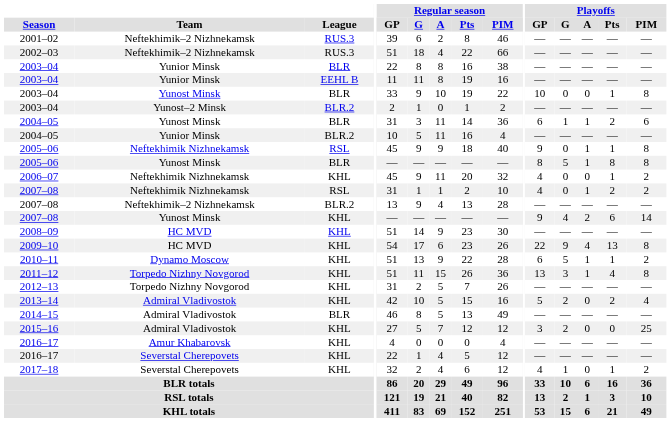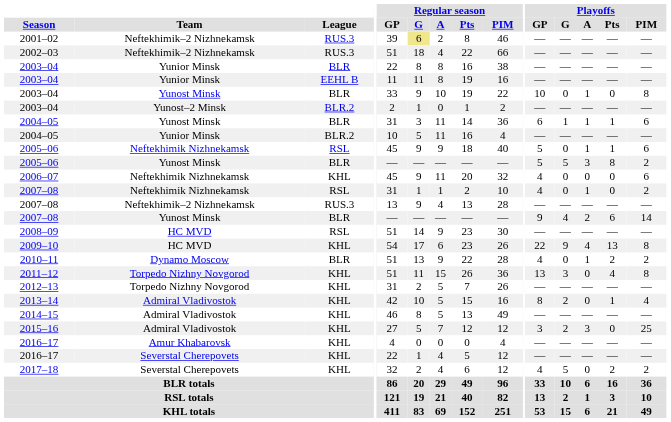(419, 38) no background -> (419, 38) khaki background
(587, 93) 0 -> (587, 93) 1
(612, 93) 1 -> (612, 93) 0
(612, 121) 2 -> (612, 121) 1
(540, 149) 9 -> (540, 149) 5
(646, 149) 8 -> (646, 149) 6
(540, 162) 8 -> (540, 162) 5
(587, 162) 1 -> (587, 162) 3
(646, 162) 8 -> (646, 162) 2
(612, 176) 1 -> (612, 176) 0
(646, 176) 2 -> (646, 176) 6
(612, 190) 2 -> (612, 190) 0
(339, 204) BLR.2 -> (339, 204) RUS.3
(339, 218) KHL -> (339, 218) BLR
(339, 231) KHL -> (339, 231) RSL
(339, 259) KHL -> (339, 259) BLR
(540, 259) 6 -> (540, 259) 4
(565, 259) 5 -> (565, 259) 0
(612, 259) 1 -> (612, 259) 2
(587, 273) 1 -> (587, 273) 0
(540, 300) 5 -> (540, 300) 8
(612, 300) 2 -> (612, 300) 1
(339, 314) BLR -> (339, 314) KHL
(587, 328) 0 -> (587, 328) 3
(565, 369) 1 -> (565, 369) 5
(612, 369) 1 -> (612, 369) 2
